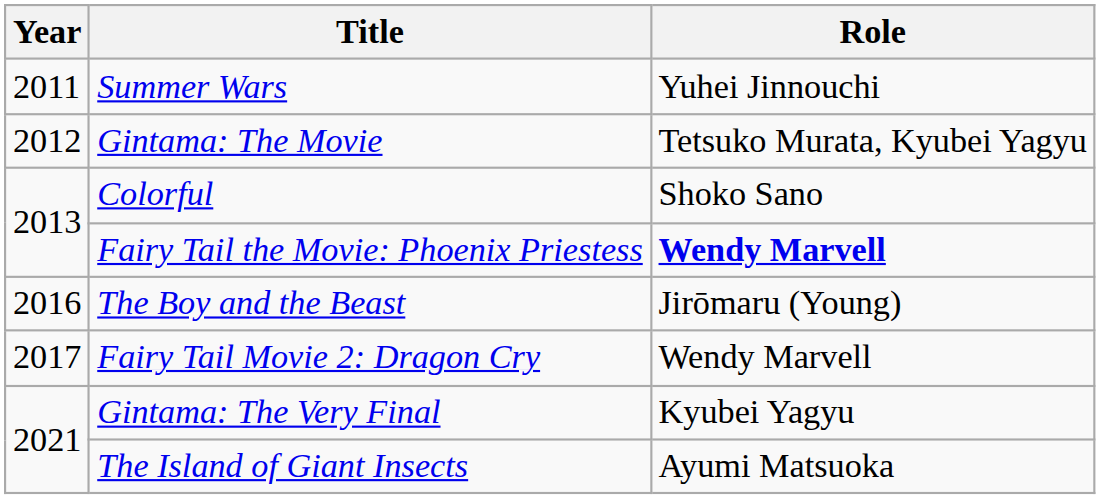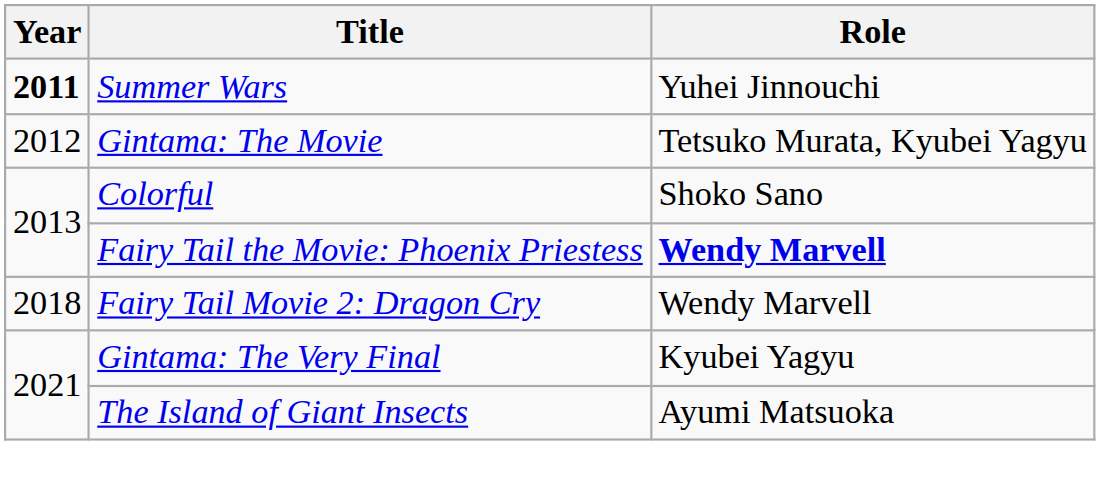(47, 85) normal -> (46, 85) bold
- row: (251, 303)
(47, 357) 2017 -> (47, 303) 2018
